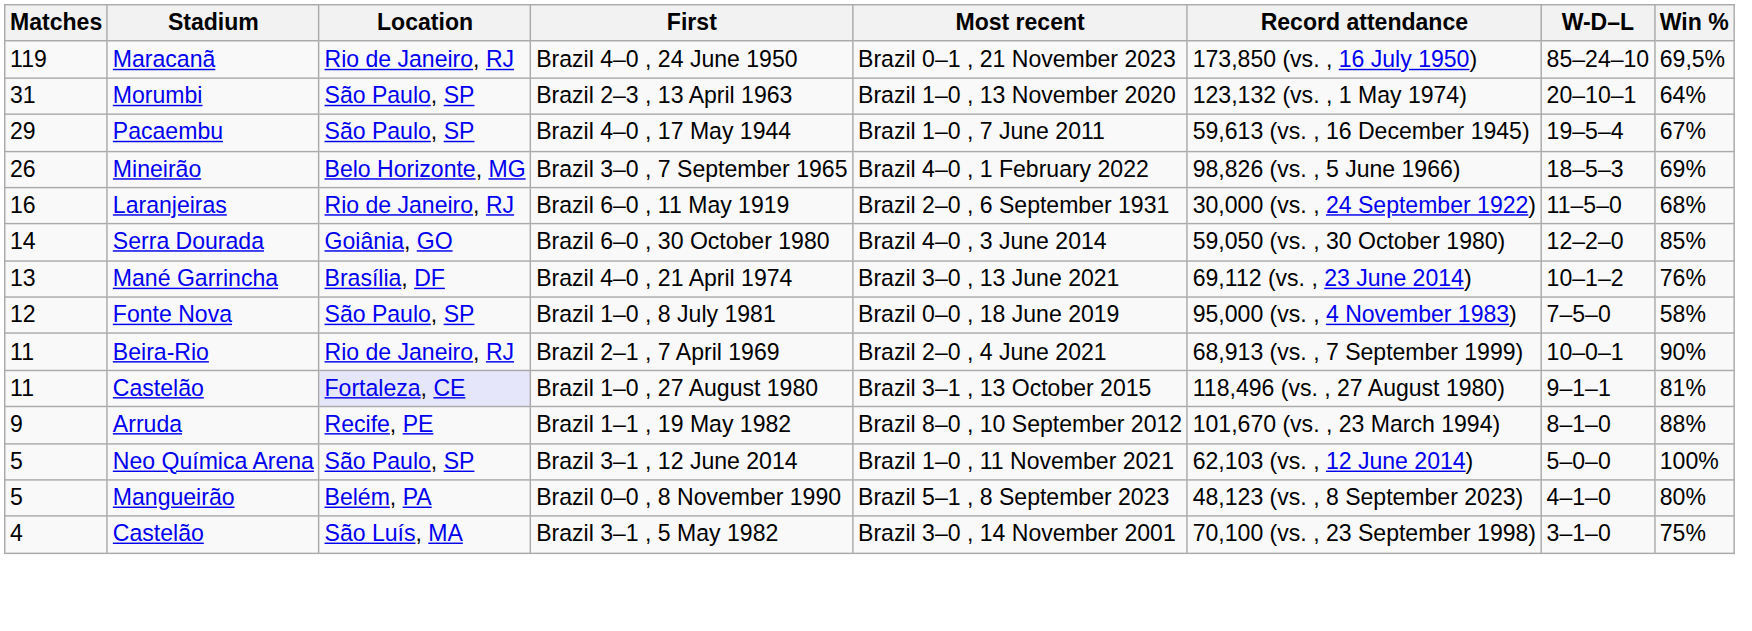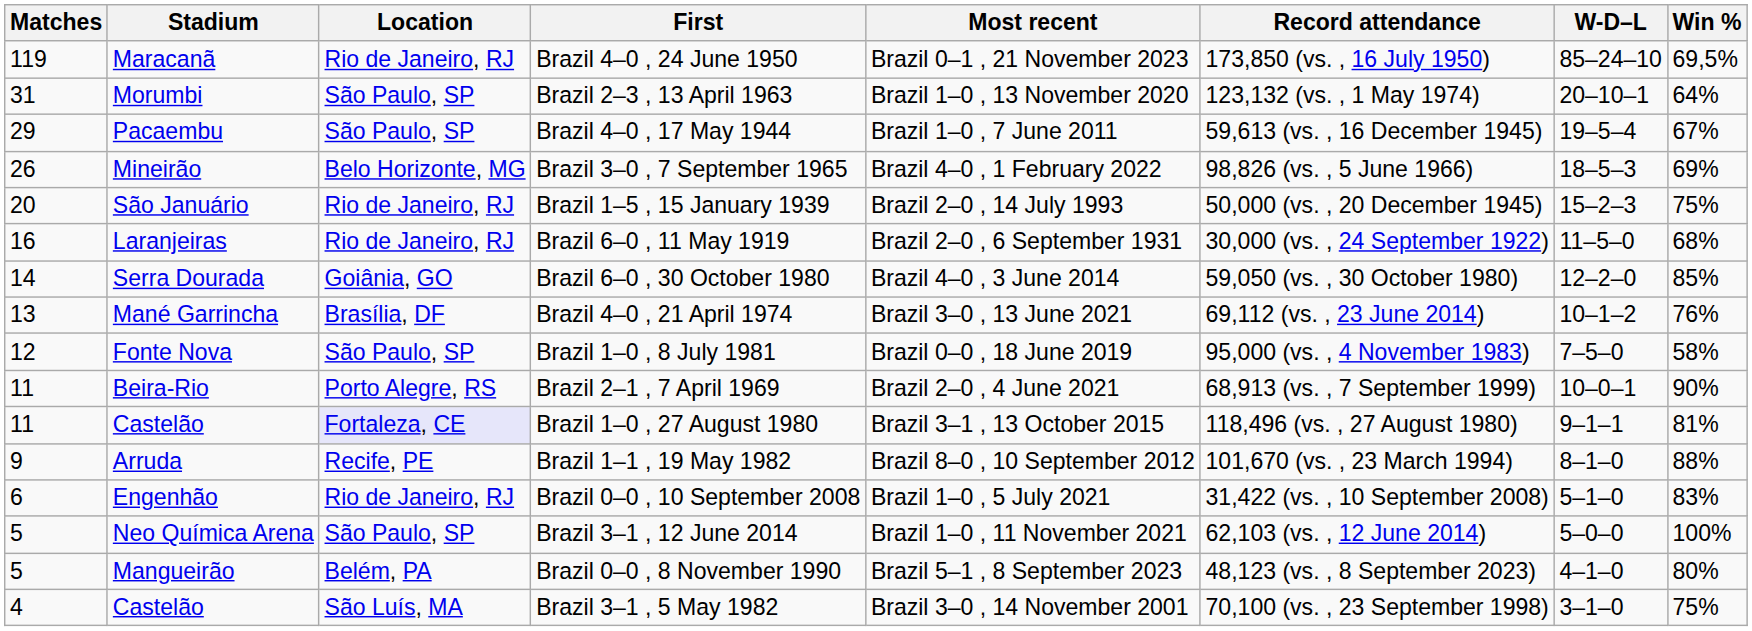+ row: (683, 205)
(419, 351) Rio de Janeiro, RJ -> (410, 388) Porto Alegre, RS
+ row: (698, 497)
